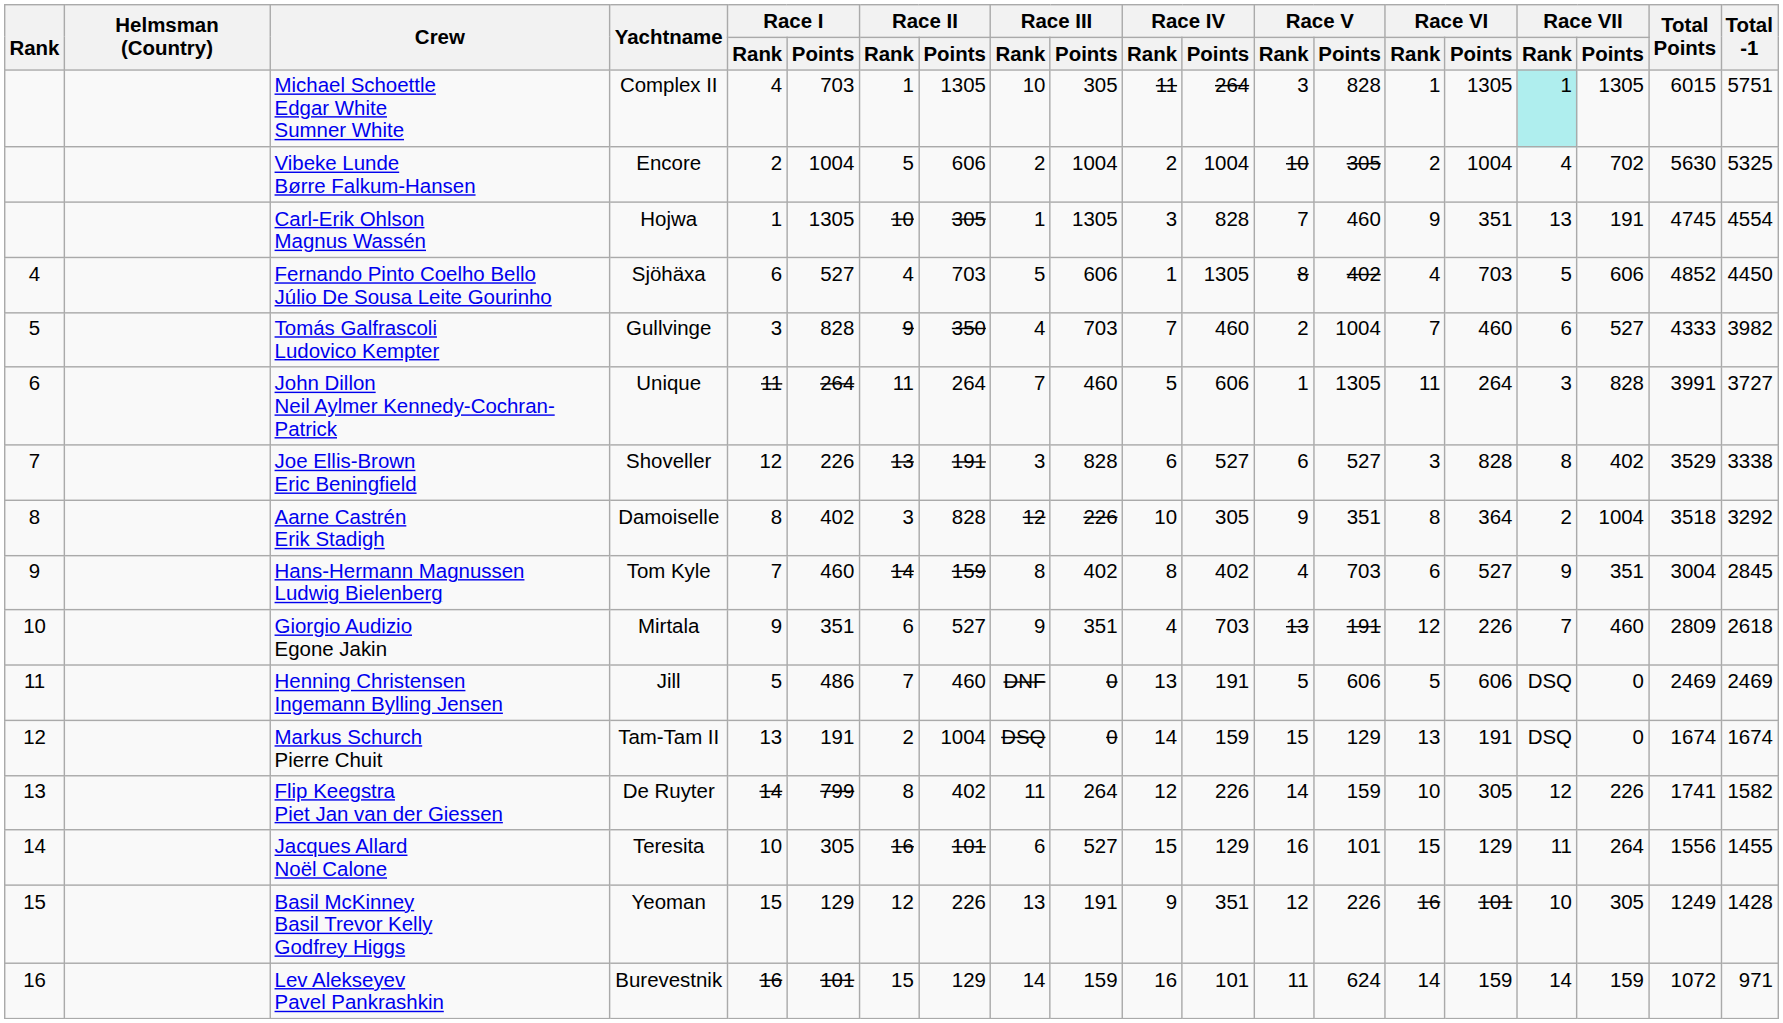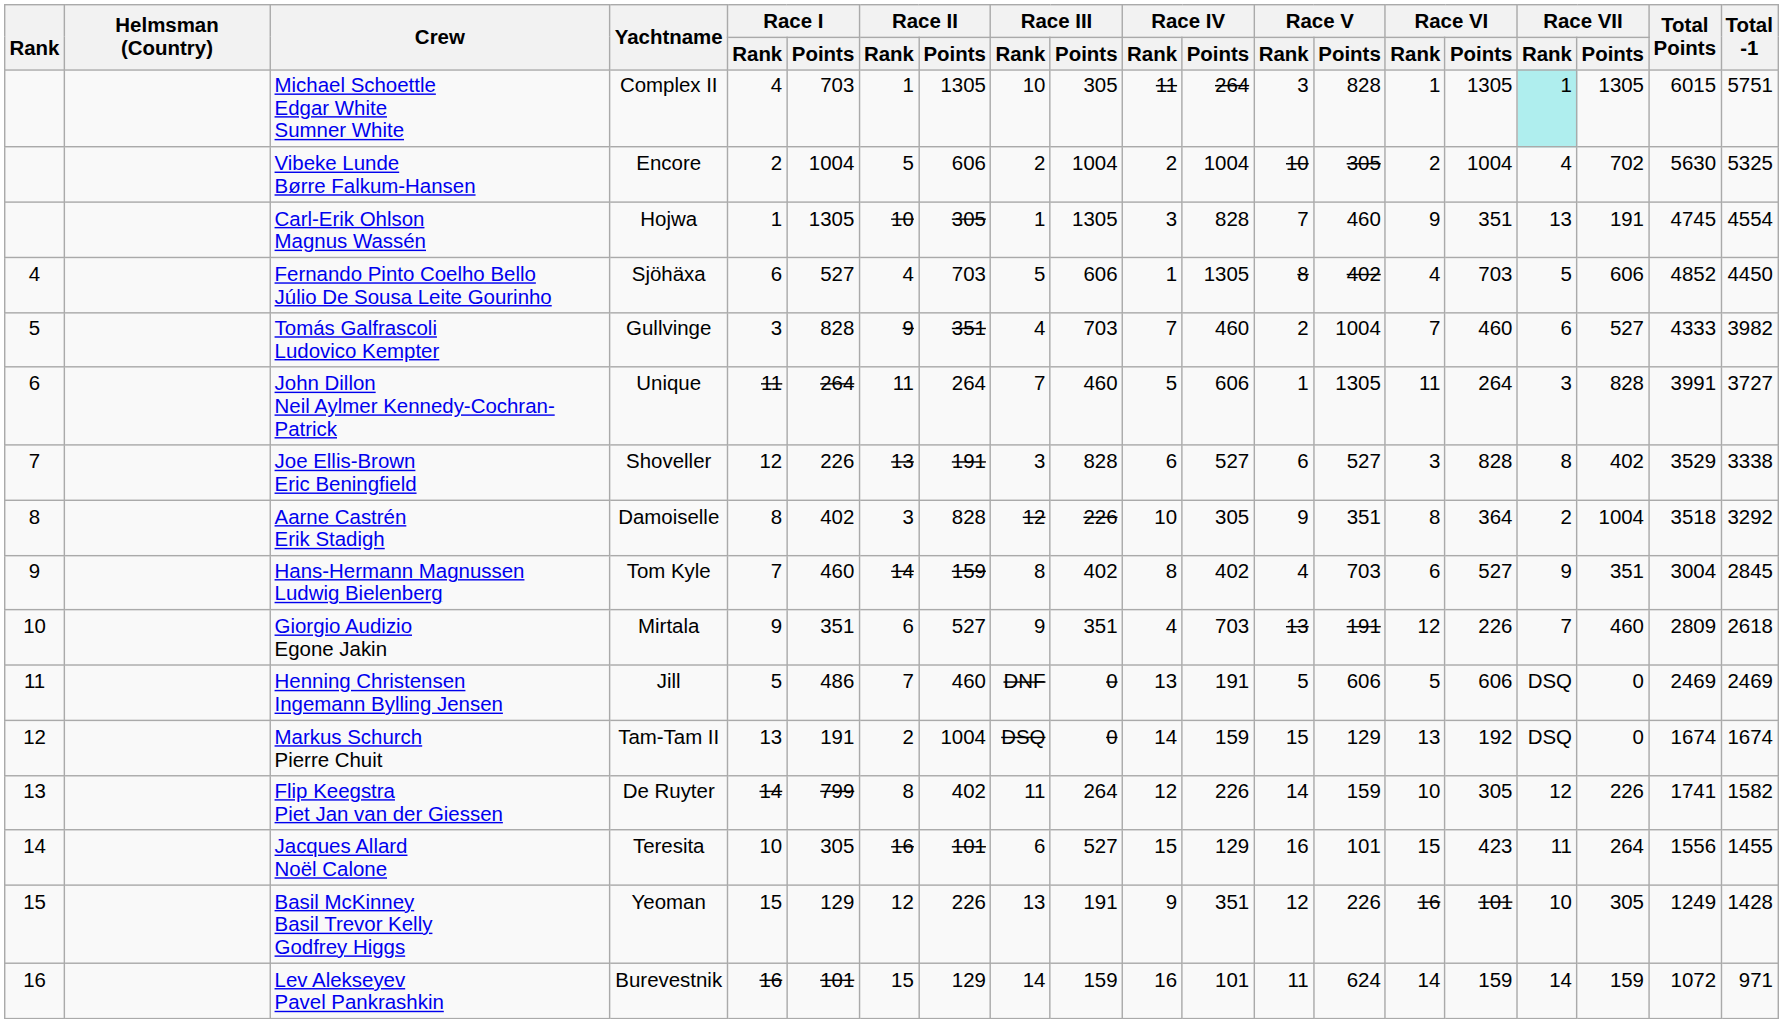(969, 329) 350 -> (969, 329) 351
(1495, 737) 191 -> (1495, 737) 192
(1495, 847) 129 -> (1495, 847) 423
